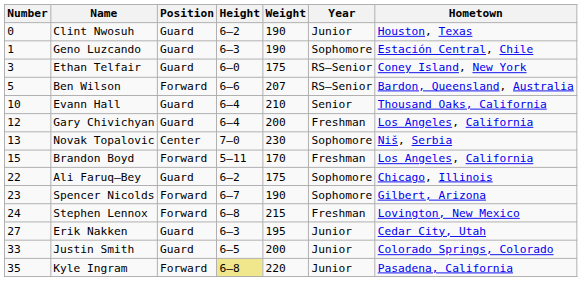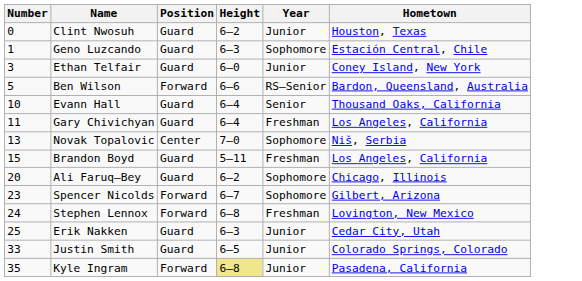- column: (286, 14)
(342, 68) RS–Senior -> (286, 68) Junior
(14, 123) 12 -> (14, 123) 11
(184, 159) Forward -> (177, 159) Guard
(14, 177) 22 -> (14, 177) 20
(14, 232) 27 -> (14, 232) 25
